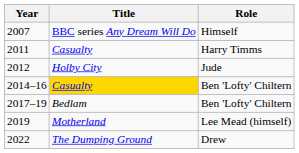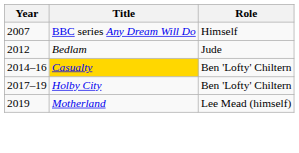- row: (18, 49)
(77, 67) Holby City -> (69, 49) Bedlam
(69, 103) Bedlam -> (77, 85) Holby City
- row: (18, 139)
